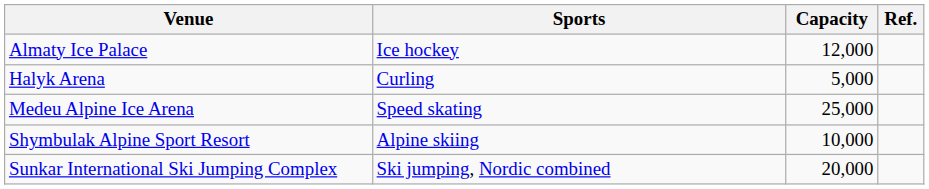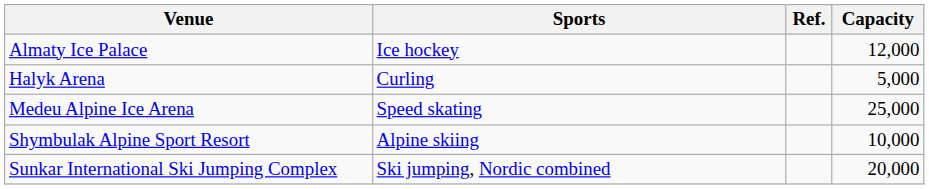columns swapped: (832, 19) <-> (901, 19)
